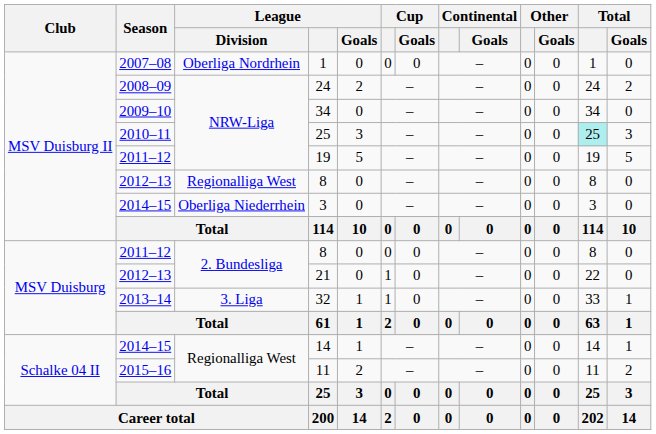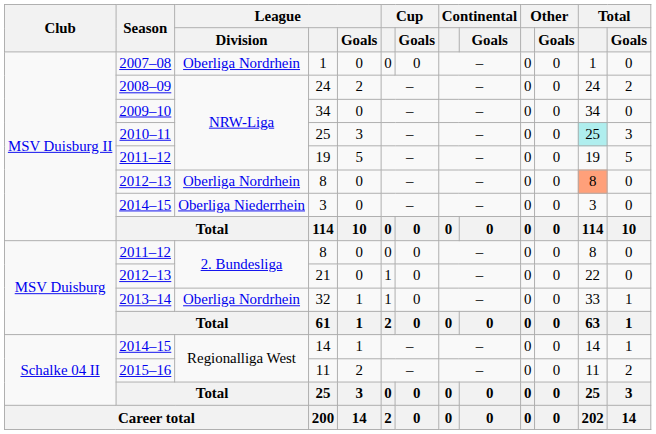(242, 181) Regionalliga West -> (242, 181) Oberliga Nordrhein
(593, 181) no background -> (593, 181) lightsalmon background
(242, 299) 3. Liga -> (242, 299) Oberliga Nordrhein
